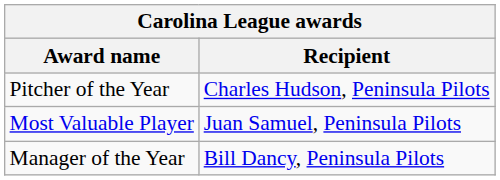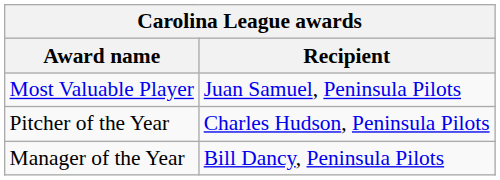rows swapped: (102, 123) <-> (89, 89)
